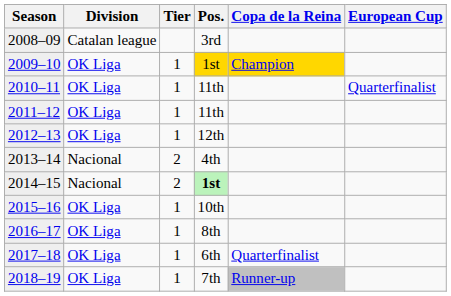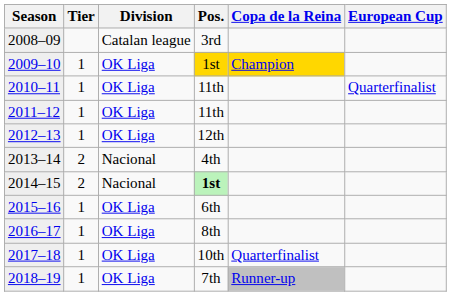columns swapped: (177, 16) <-> (112, 16)
(211, 207) 10th -> (211, 207) 6th
(211, 254) 6th -> (211, 254) 10th
